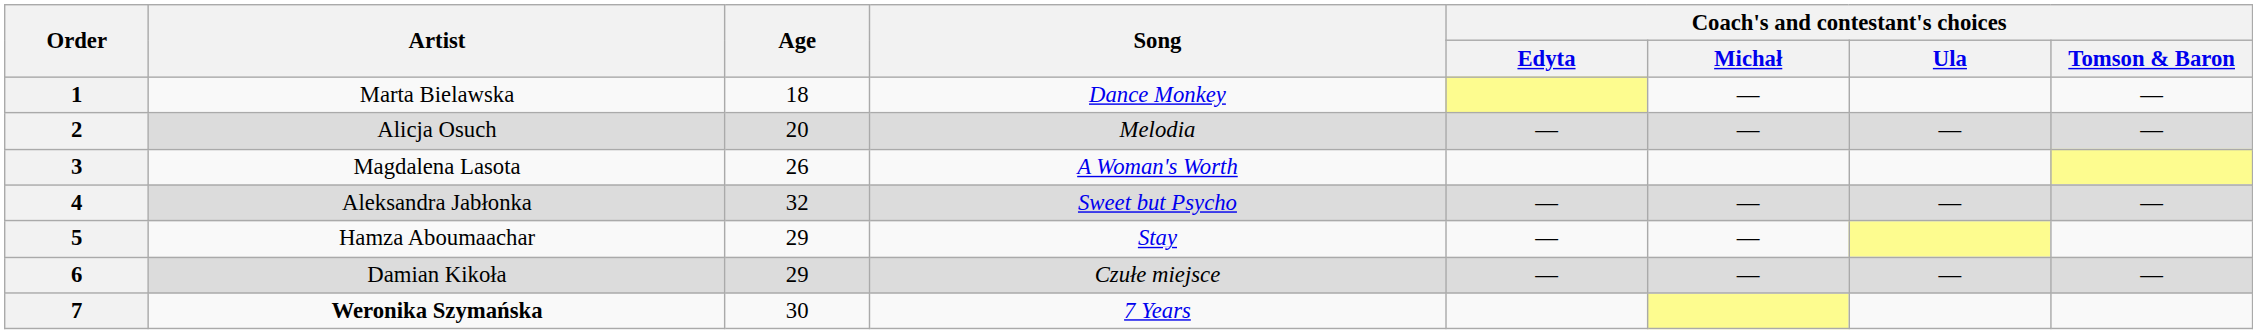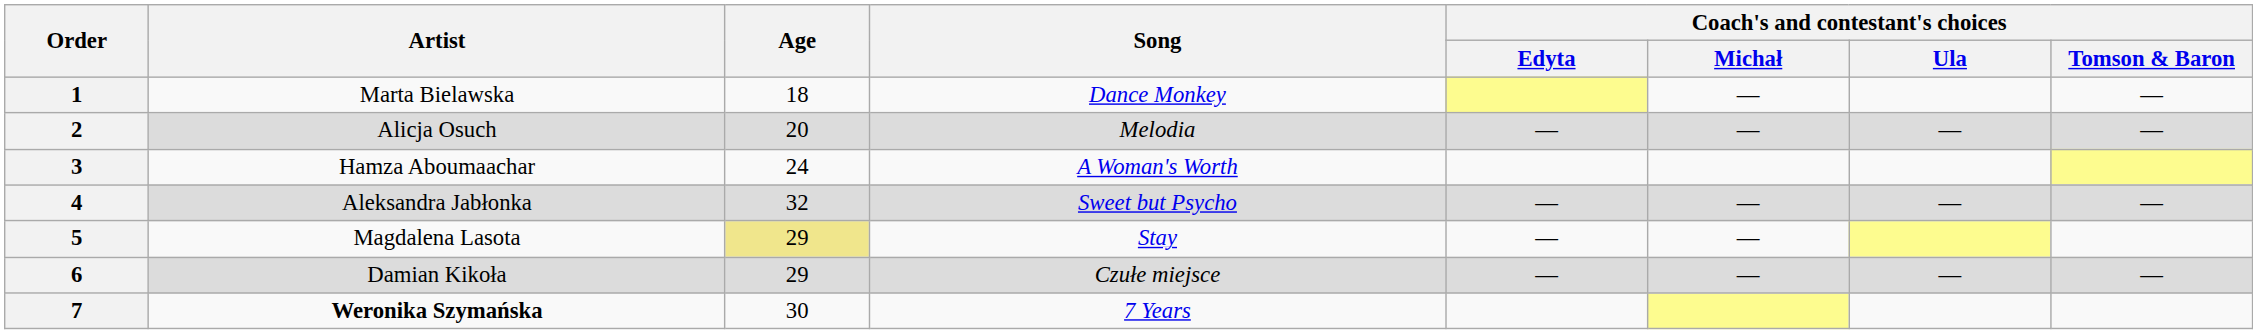(437, 166) Magdalena Lasota -> (437, 166) Hamza Aboumaachar
(797, 166) 26 -> (797, 166) 24
(437, 238) Hamza Aboumaachar -> (437, 238) Magdalena Lasota
(797, 238) no background -> (797, 238) khaki background
